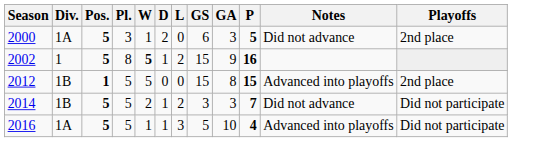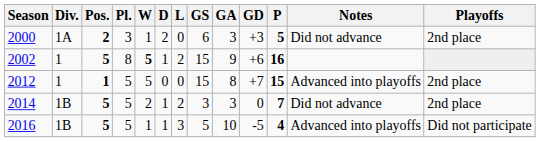+ column: (253, 15)
(106, 37) 5 -> (106, 37) 2
(63, 81) 1B -> (59, 81) 1
(452, 103) Did not participate -> (454, 103) 2nd place
(64, 125) 1A -> (63, 125) 1B
